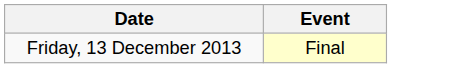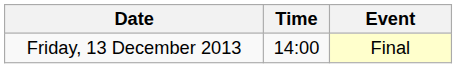+ column: (296, 18)
